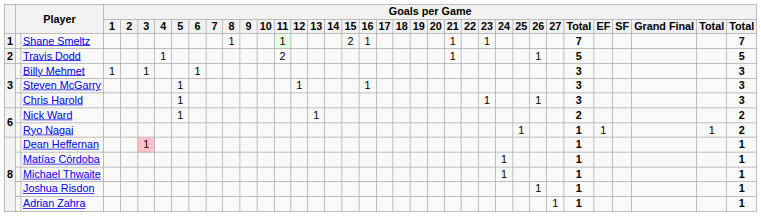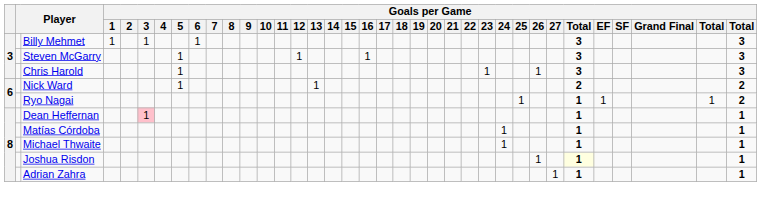- row: (57, 41)
- row: (52, 56)
(579, 189) no background -> (579, 160) lightyellow background
